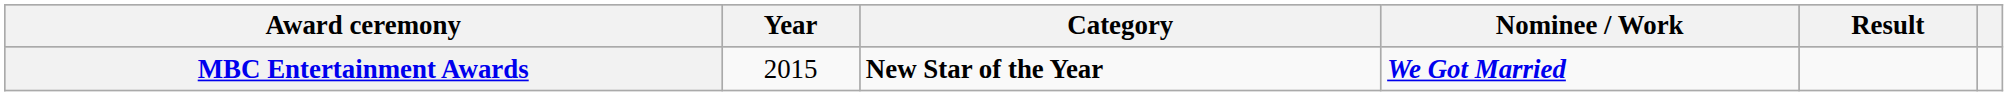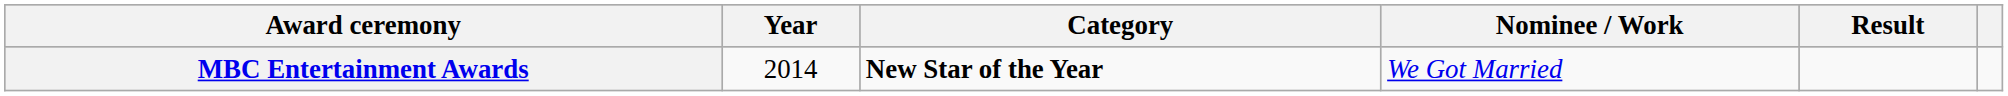(791, 68) 2015 -> (791, 68) 2014
(1476, 68) bold -> (1475, 68) normal
